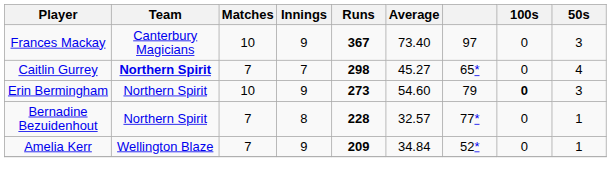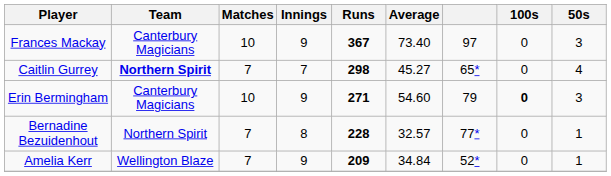(165, 91) Northern Spirit -> (165, 98) Canterbury Magicians
(359, 91) 273 -> (359, 98) 271
